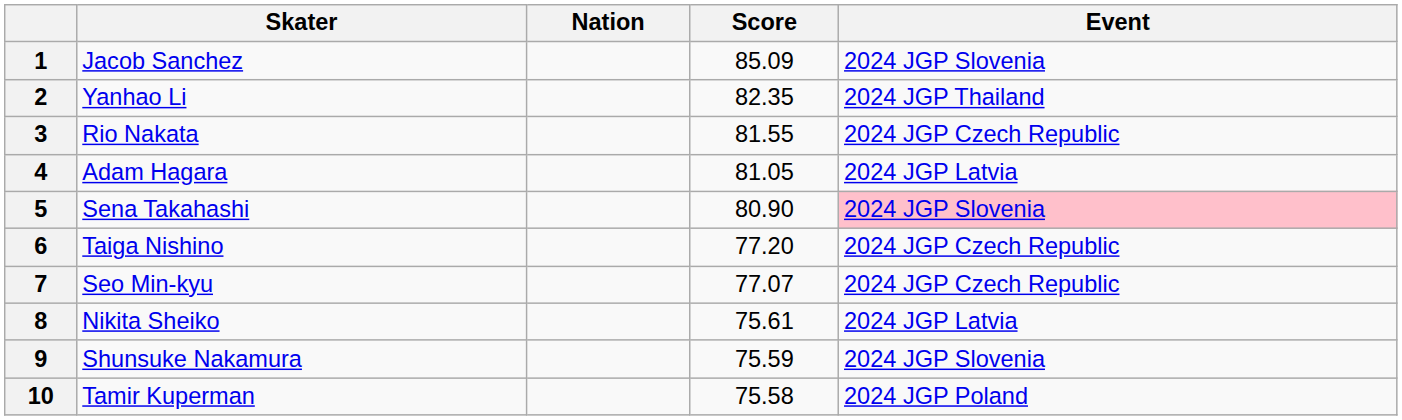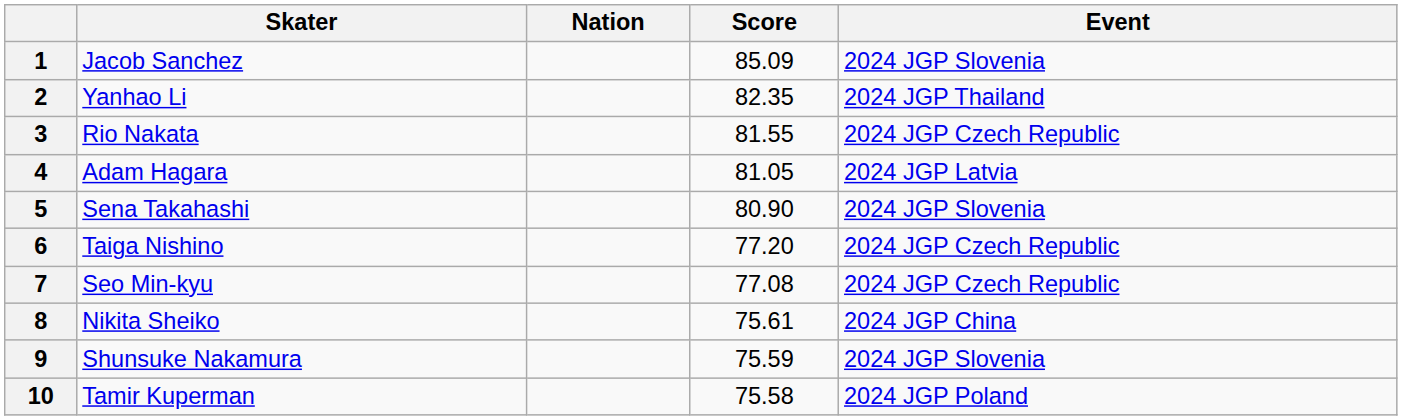(945, 209) pink background -> (945, 209) no background
(764, 284) 77.07 -> (764, 284) 77.08
(931, 321) 2024 JGP Latvia -> (930, 321) 2024 JGP China
